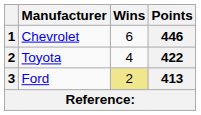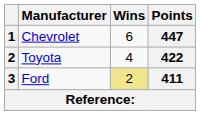(172, 36) 446 -> (172, 36) 447
(172, 78) 413 -> (172, 78) 411
